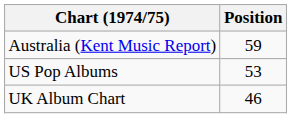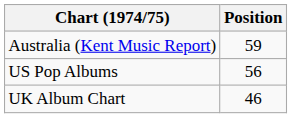(253, 71) 53 -> (253, 71) 56
